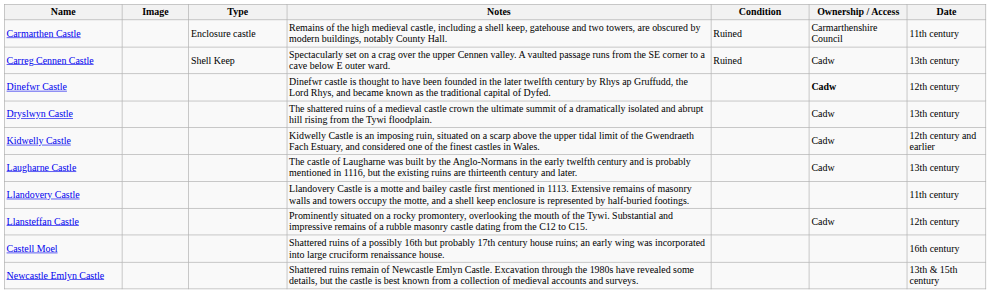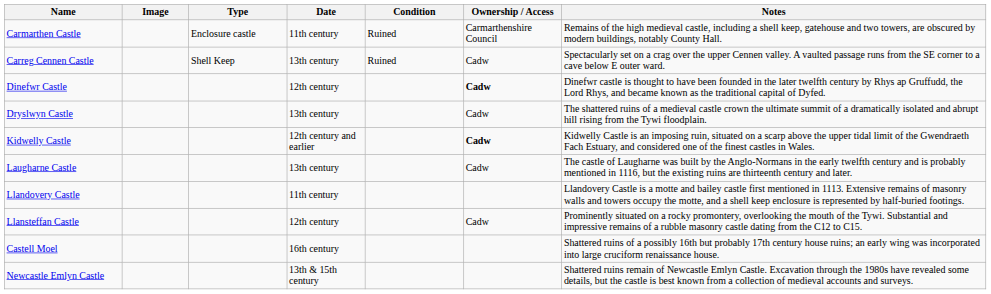columns swapped: (947, 12) <-> (499, 12)
(823, 141) normal -> (478, 141) bold
